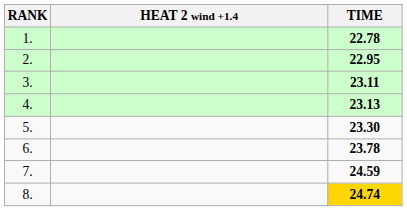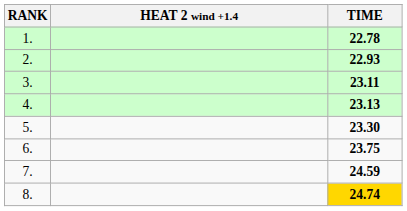(365, 60) 22.95 -> (365, 60) 22.93
(365, 150) 23.78 -> (365, 150) 23.75
